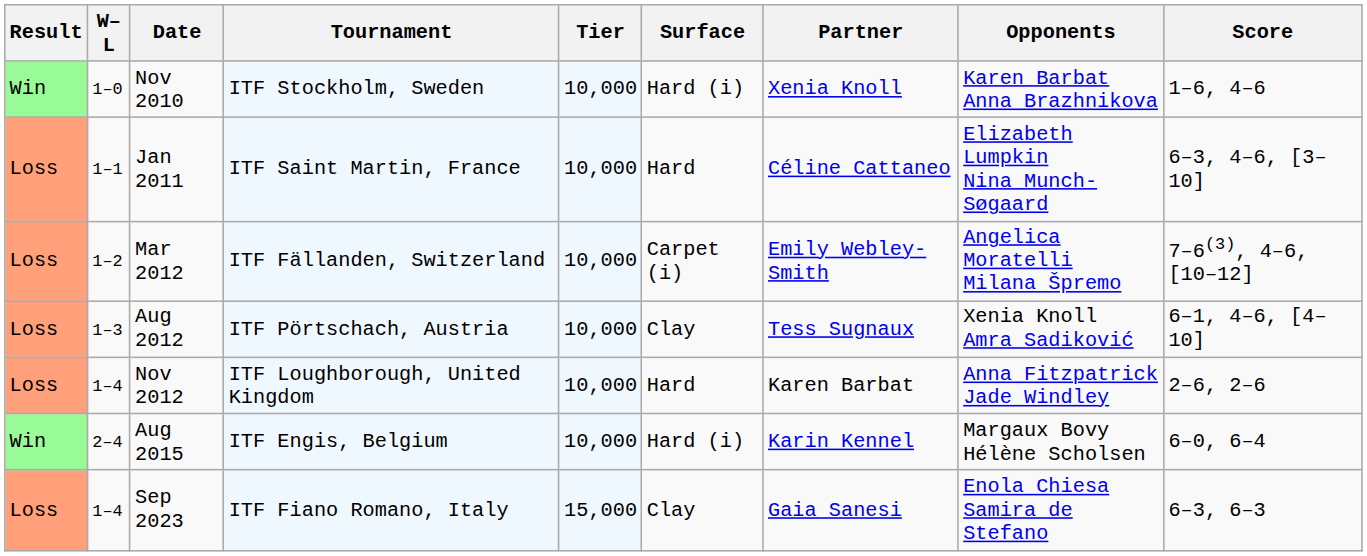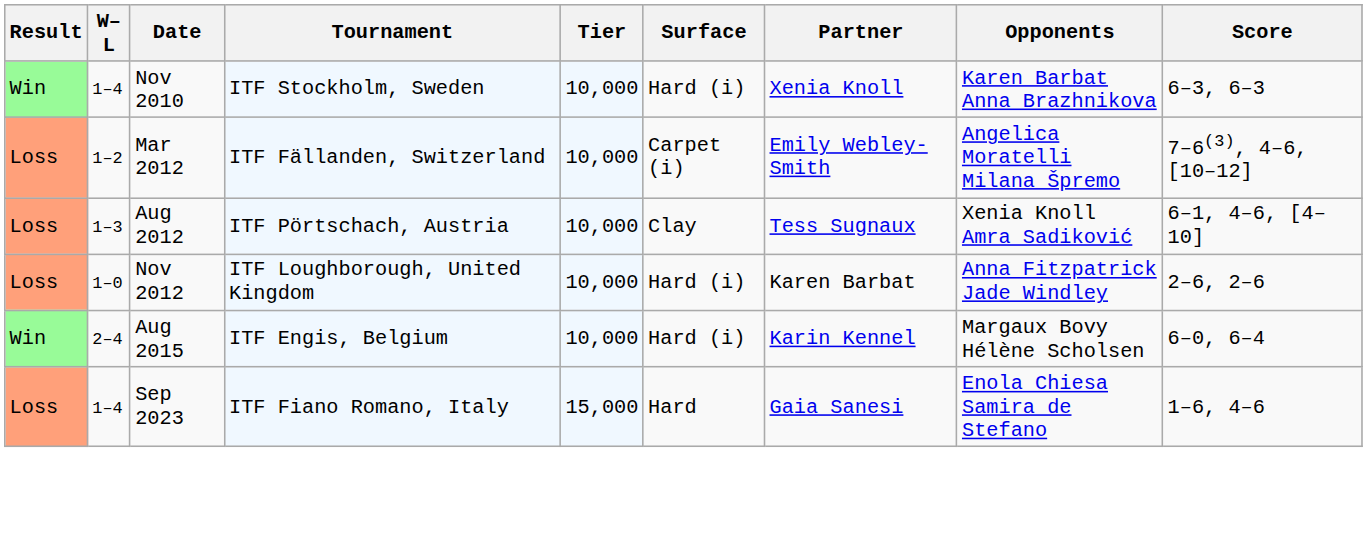(107, 90) 1–0 -> (107, 90) 1–4
(1217, 89) 1–6, 4–6 -> (1216, 89) 6–3, 6–3
- row: (159, 169)
(107, 386) 1–4 -> (107, 283) 1–0
(671, 385) Hard -> (697, 282) Hard (i)
(671, 510) Clay -> (672, 407) Hard
(1217, 510) 6–3, 6–3 -> (1216, 407) 1–6, 4–6
